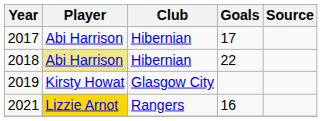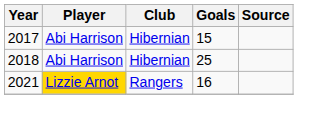(228, 37) 17 -> (204, 37) 15
(84, 60) khaki background -> (84, 60) no background
(228, 60) 22 -> (204, 60) 25
- row: (23, 82)
